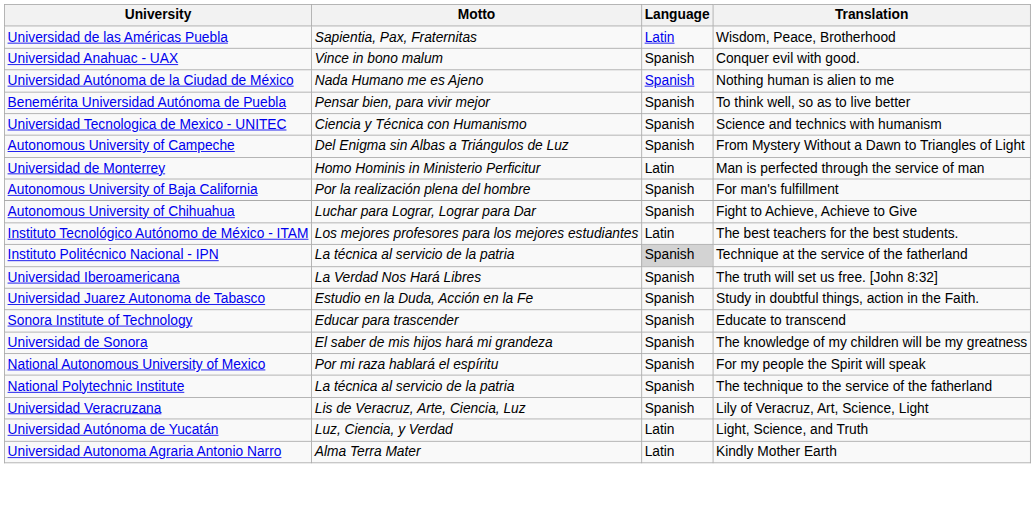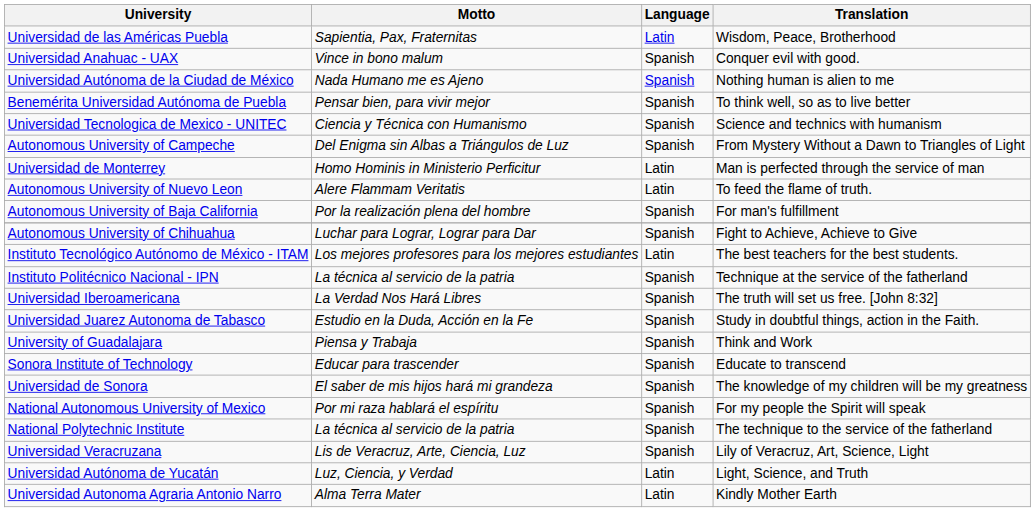+ row: (125, 189)
(670, 255) lightgrey background -> (670, 277) no background
+ row: (85, 342)
